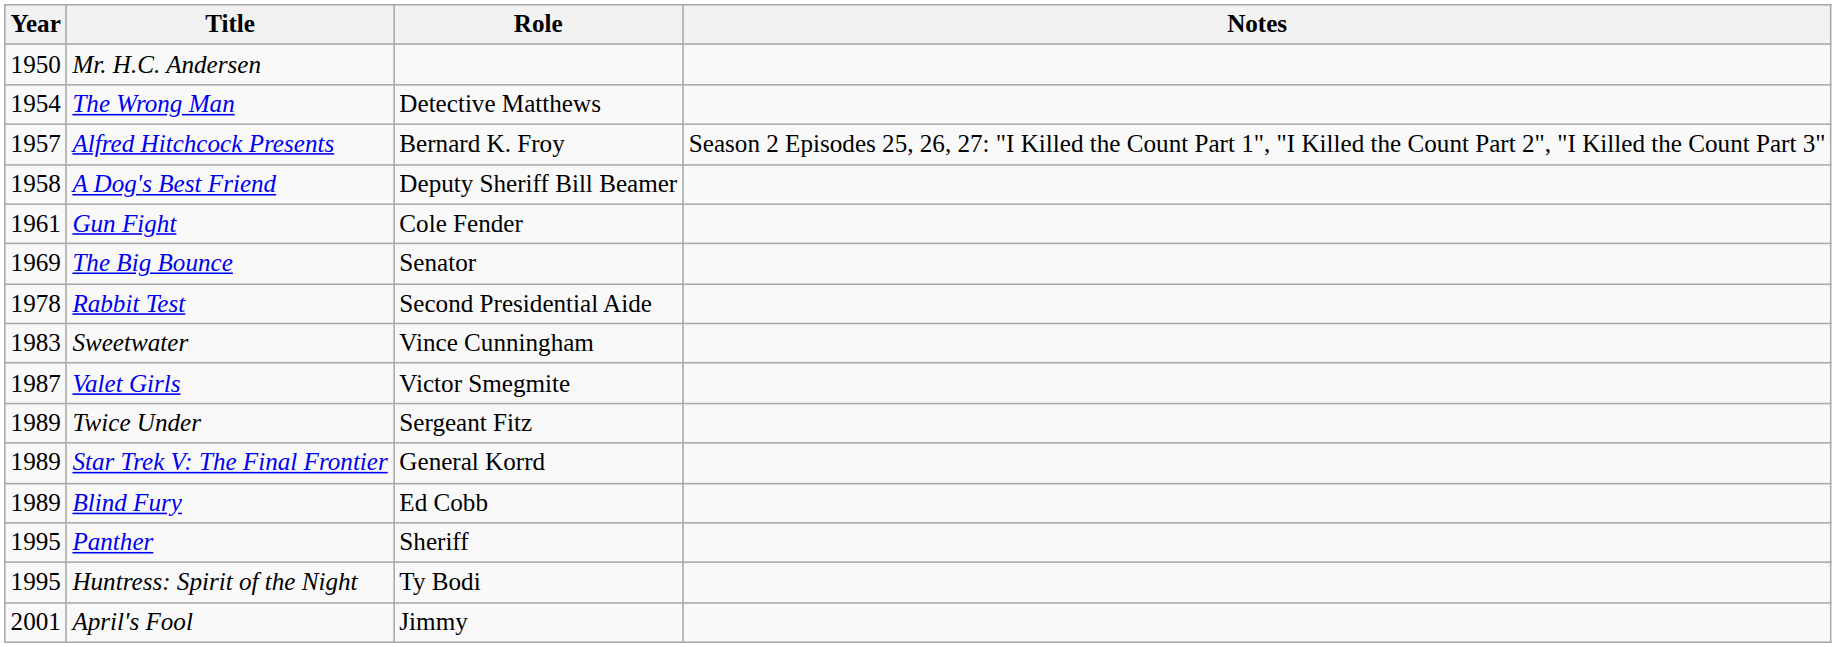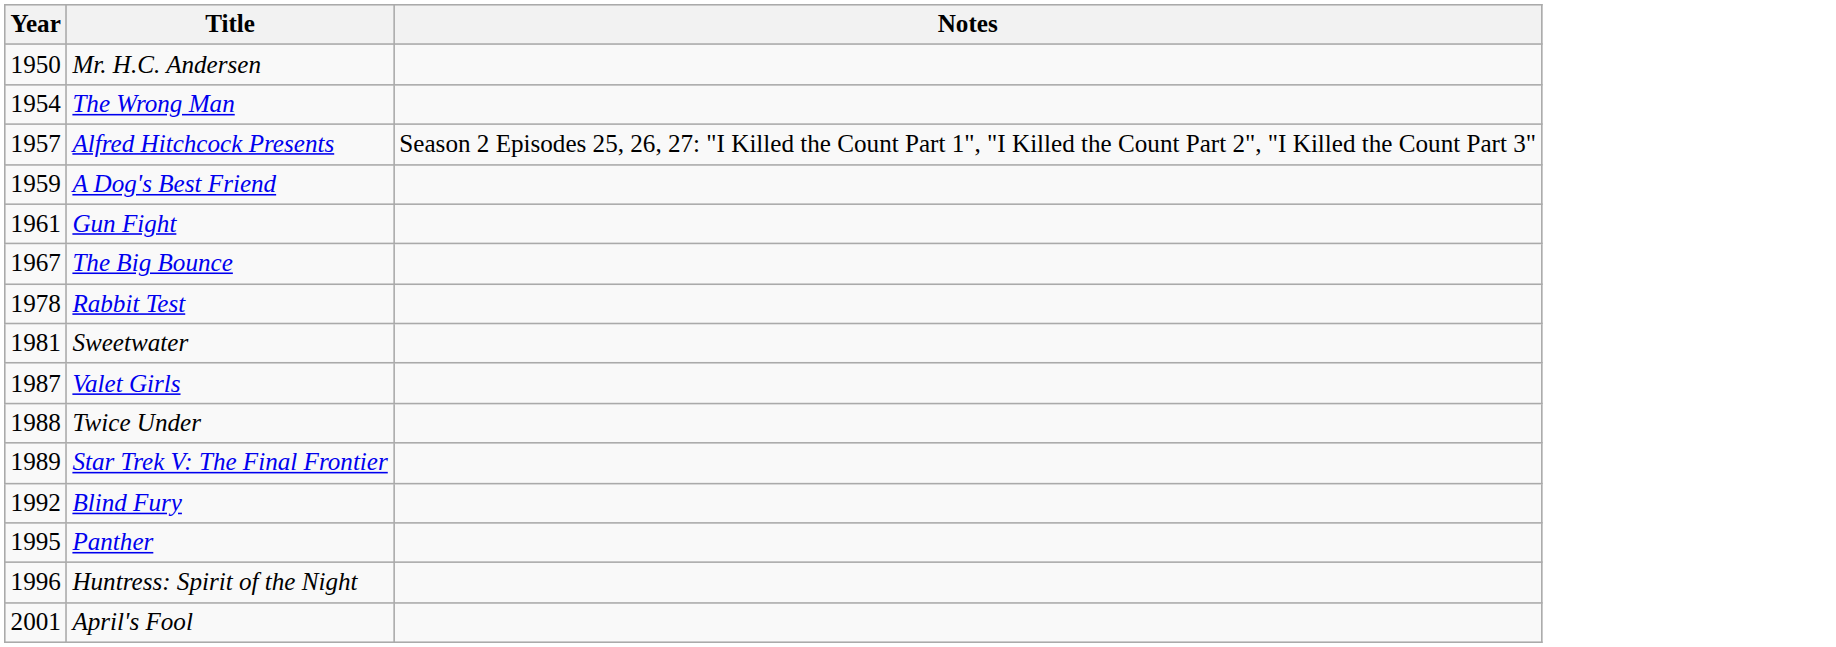- column: (538, 24)
(36, 183) 1958 -> (36, 183) 1959
(36, 263) 1969 -> (36, 263) 1967
(36, 343) 1983 -> (36, 343) 1981
(36, 422) 1989 -> (36, 422) 1988
(36, 502) 1989 -> (36, 502) 1992
(36, 582) 1995 -> (36, 582) 1996
